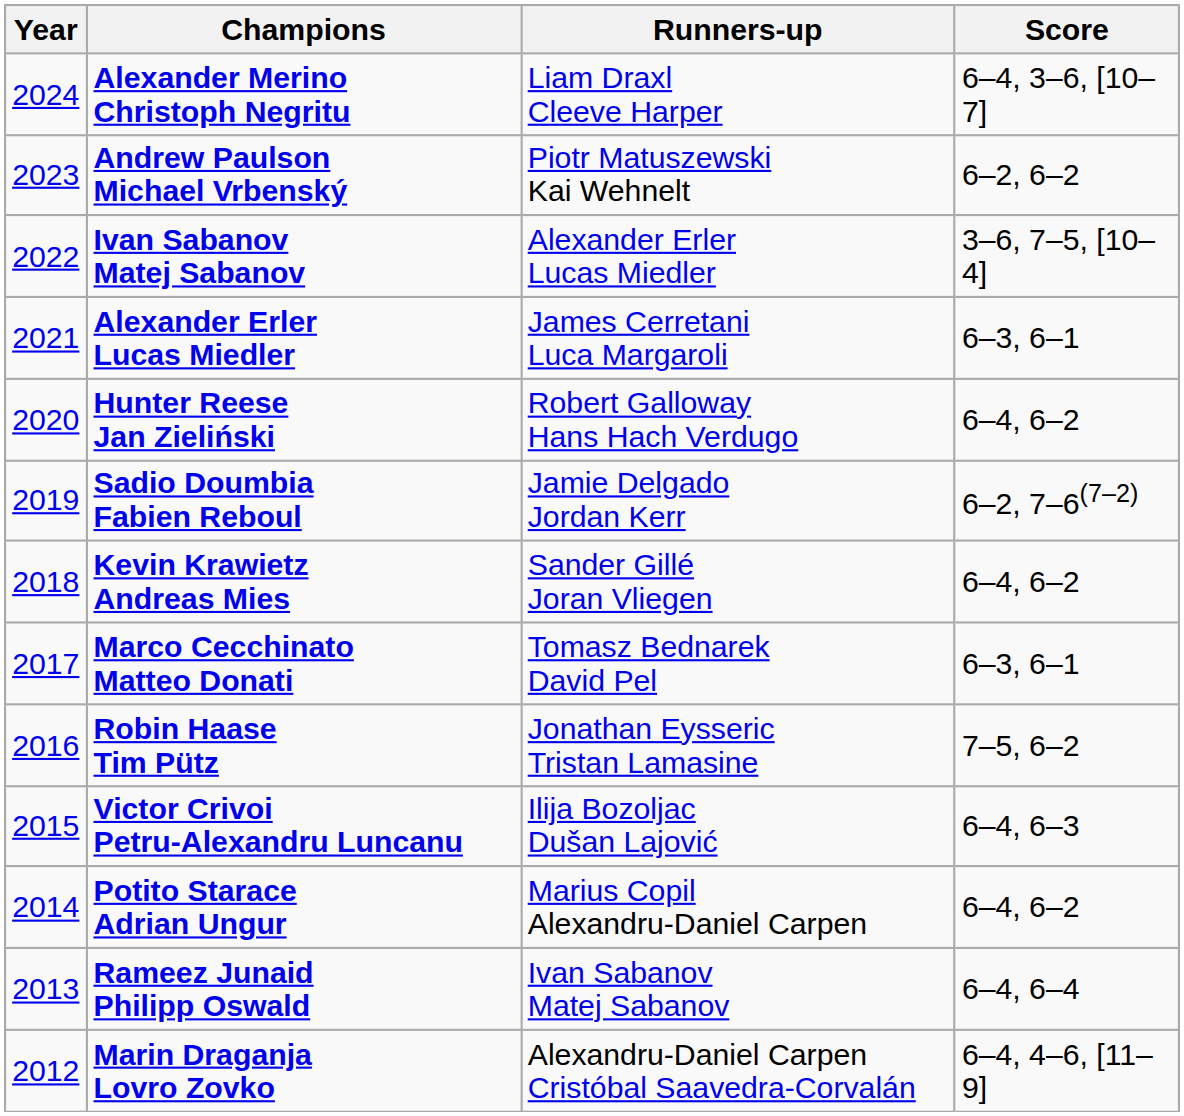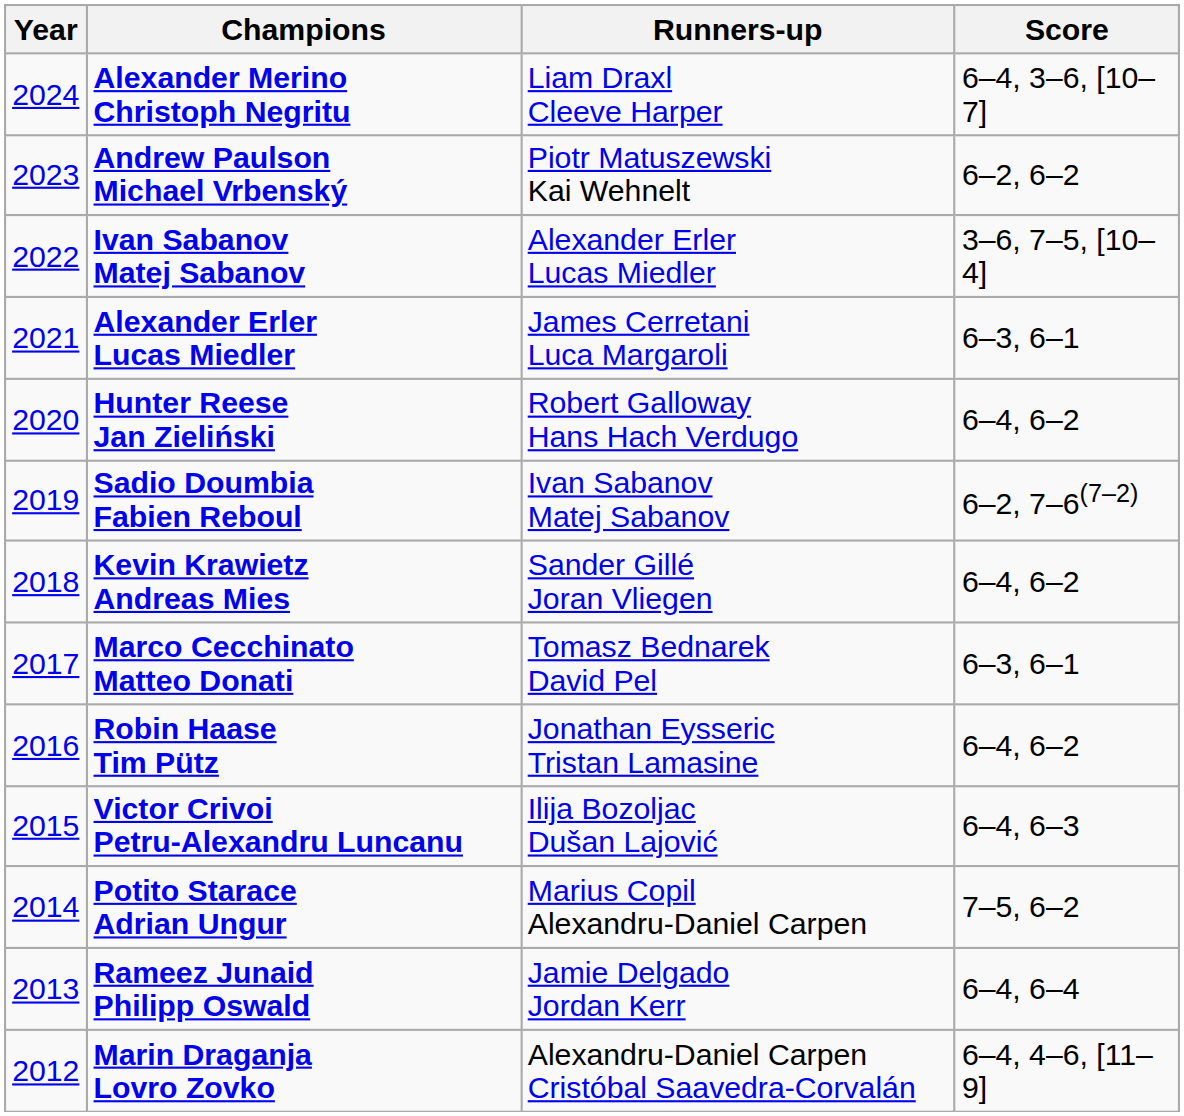(629, 501) Jamie Delgado Jordan Kerr -> (629, 501) Ivan Sabanov Matej Sabanov
(1021, 745) 7–5, 6–2 -> (1021, 745) 6–4, 6–2
(1021, 908) 6–4, 6–2 -> (1021, 908) 7–5, 6–2
(629, 989) Ivan Sabanov Matej Sabanov -> (629, 989) Jamie Delgado Jordan Kerr
